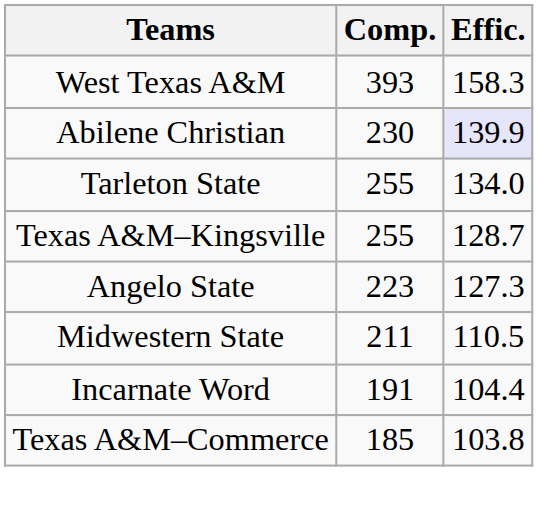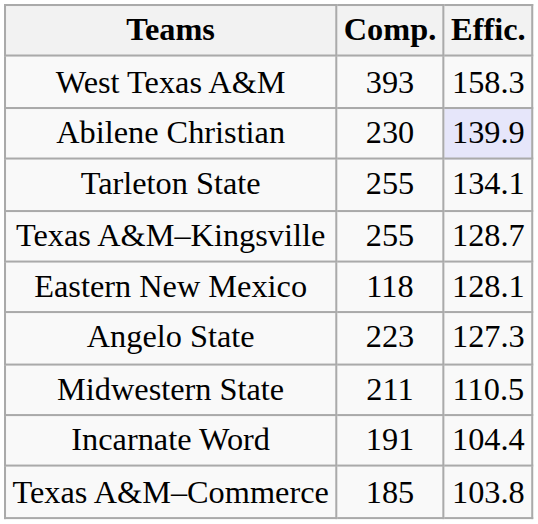(488, 183) 134.0 -> (488, 183) 134.1
+ row: (171, 286)
